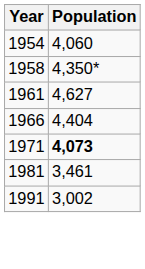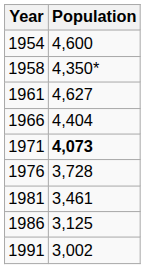(73, 43) 4,060 -> (73, 43) 4,600
+ row: (26, 172)
+ row: (26, 224)
